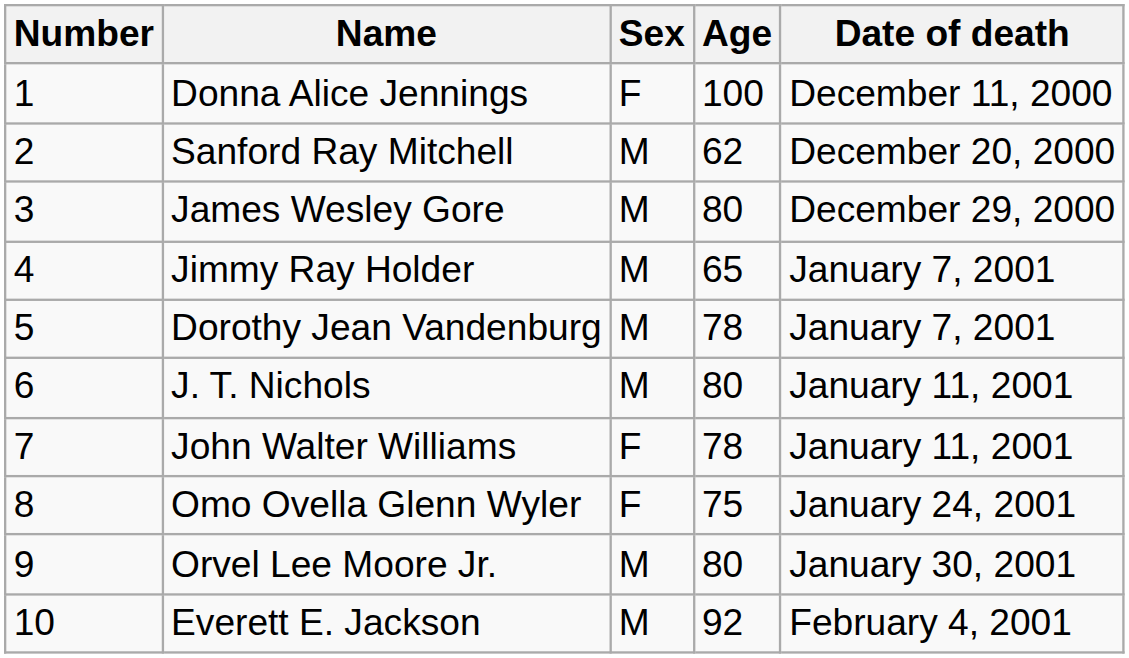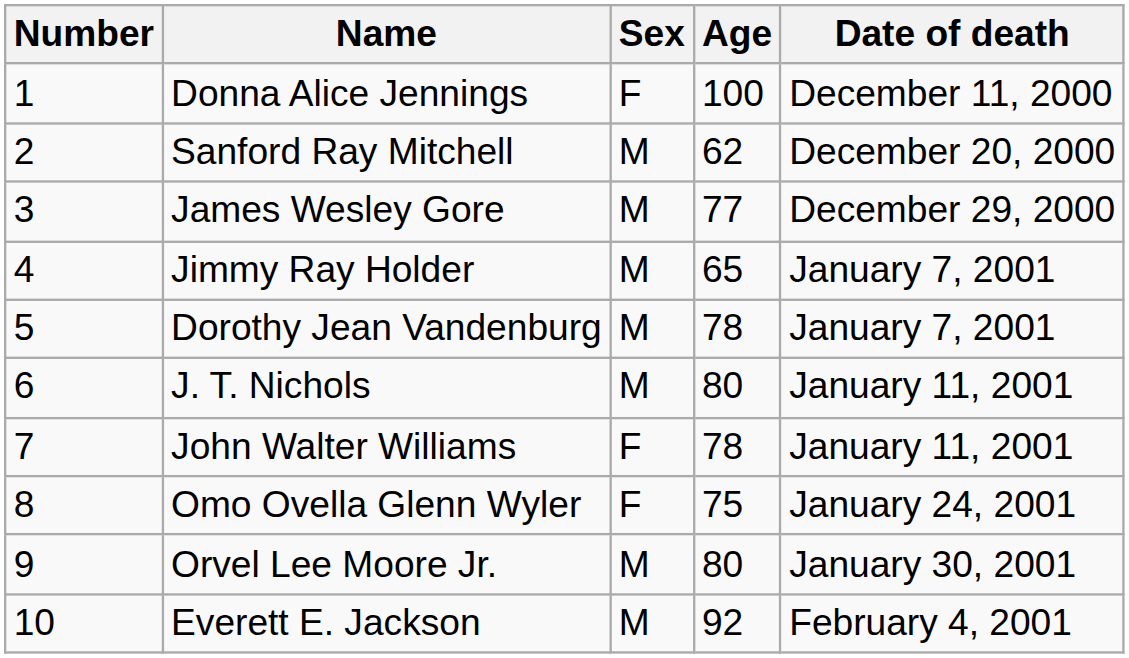(723, 210) 80 -> (723, 210) 77
